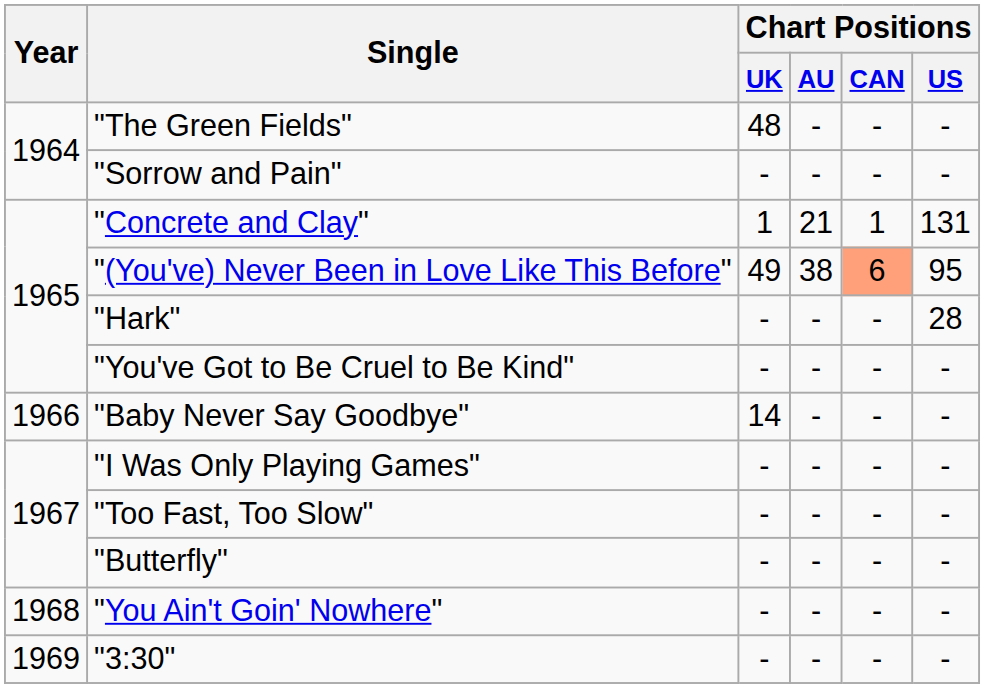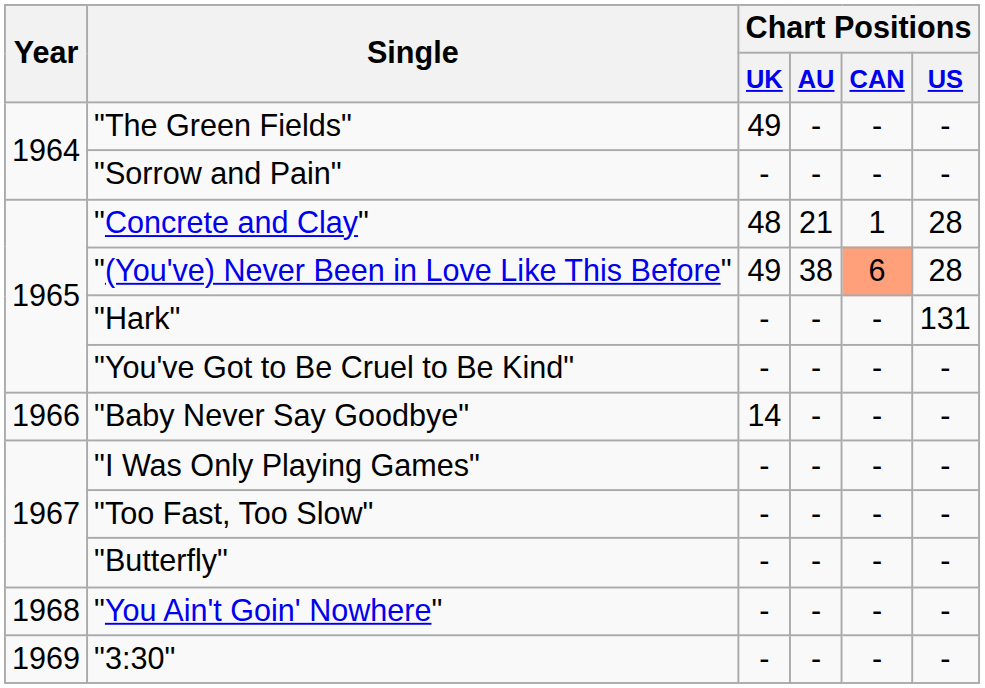(764, 125) 48 -> (764, 125) 49
(764, 222) 1 -> (764, 222) 48
(945, 222) 131 -> (945, 222) 28
(945, 271) 95 -> (945, 271) 28
(945, 319) 28 -> (945, 319) 131
